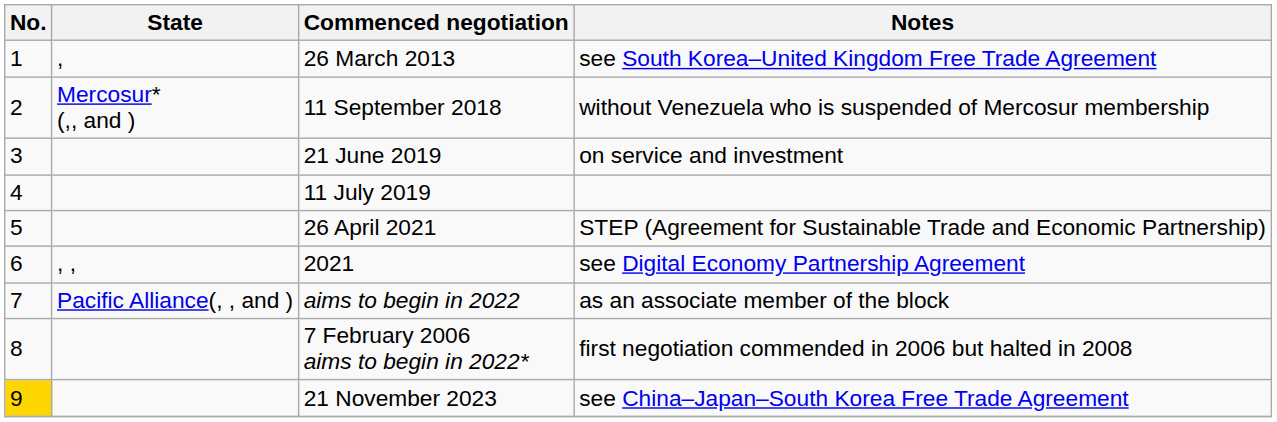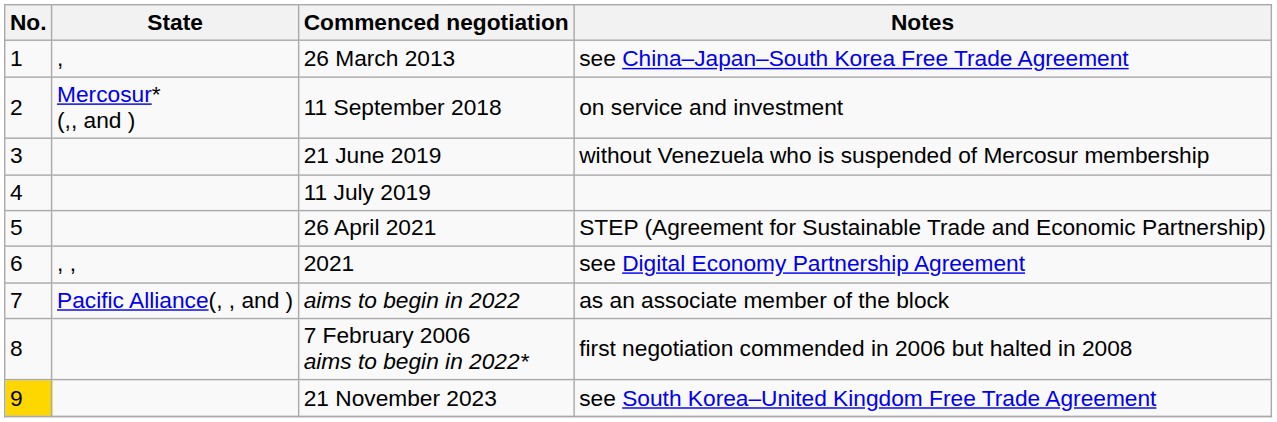(868, 58) see South Korea–United Kingdom Free Trade Agreement -> (854, 58) see China–Japan–South Korea Free Trade Agreement
(894, 107) without Venezuela who is suspended of Mercosur membership -> (711, 107) on service and investment
(711, 156) on service and investment -> (894, 156) without Venezuela who is suspended of Mercosur membership
(854, 397) see China–Japan–South Korea Free Trade Agreement -> (868, 397) see South Korea–United Kingdom Free Trade Agreement
